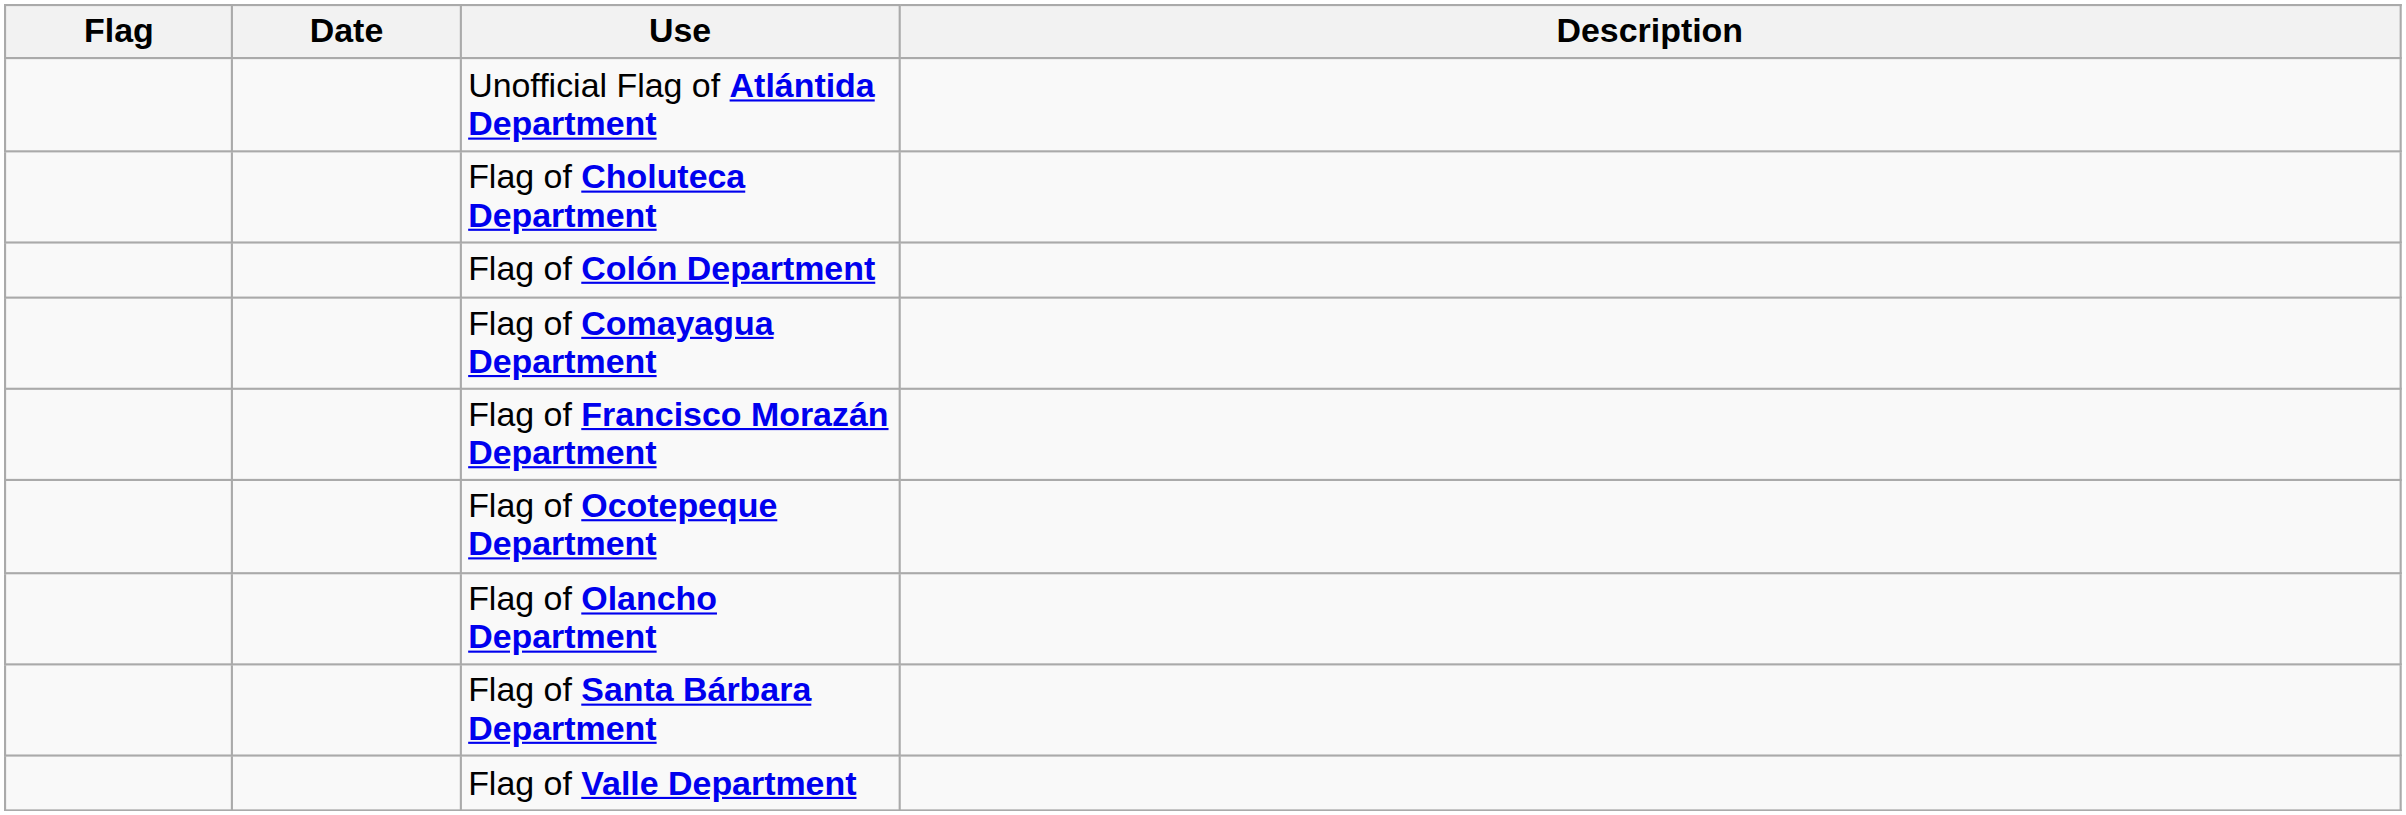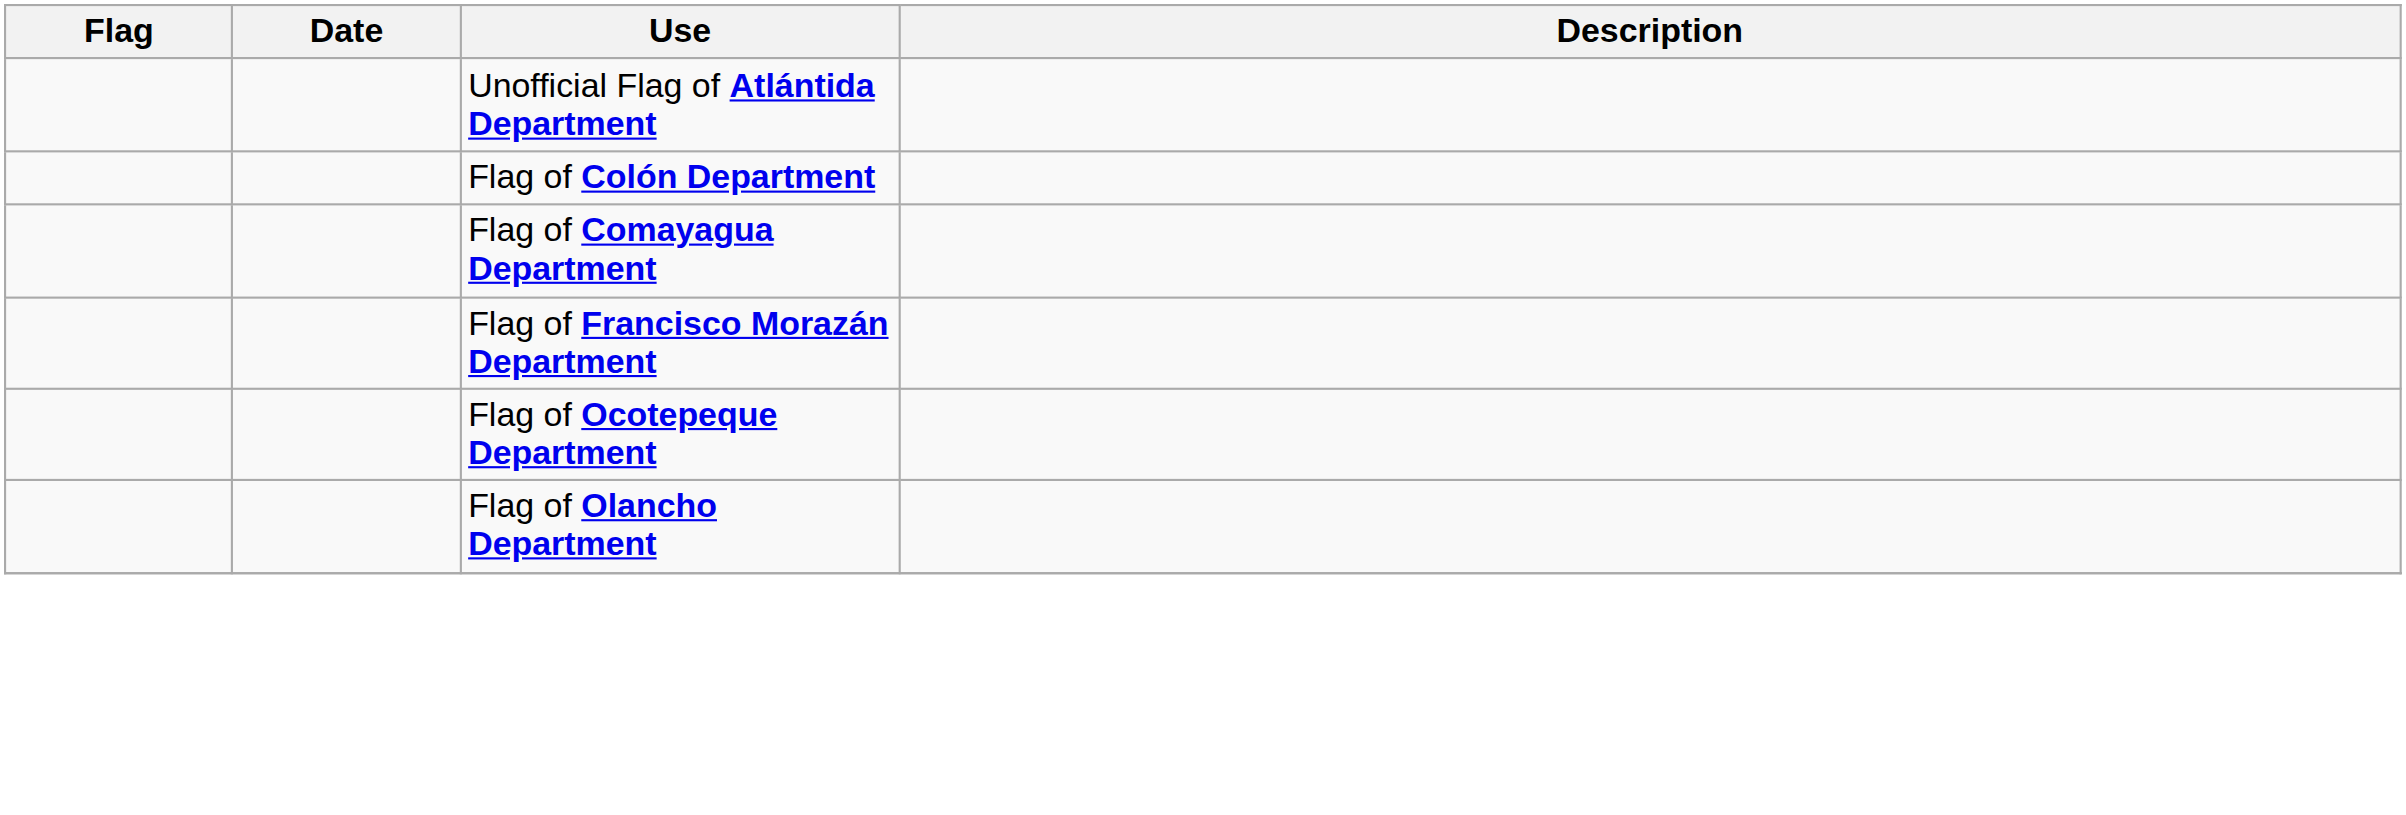- row: (607, 196)
- row: (640, 709)
- row: (662, 782)
